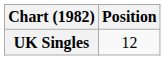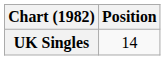(129, 42) 12 -> (129, 42) 14
